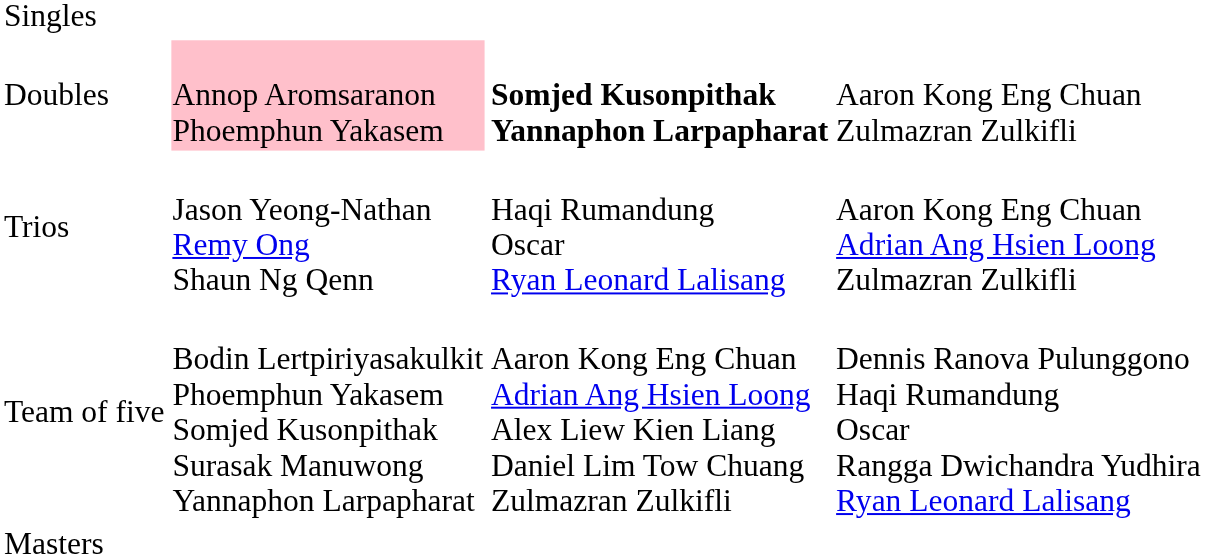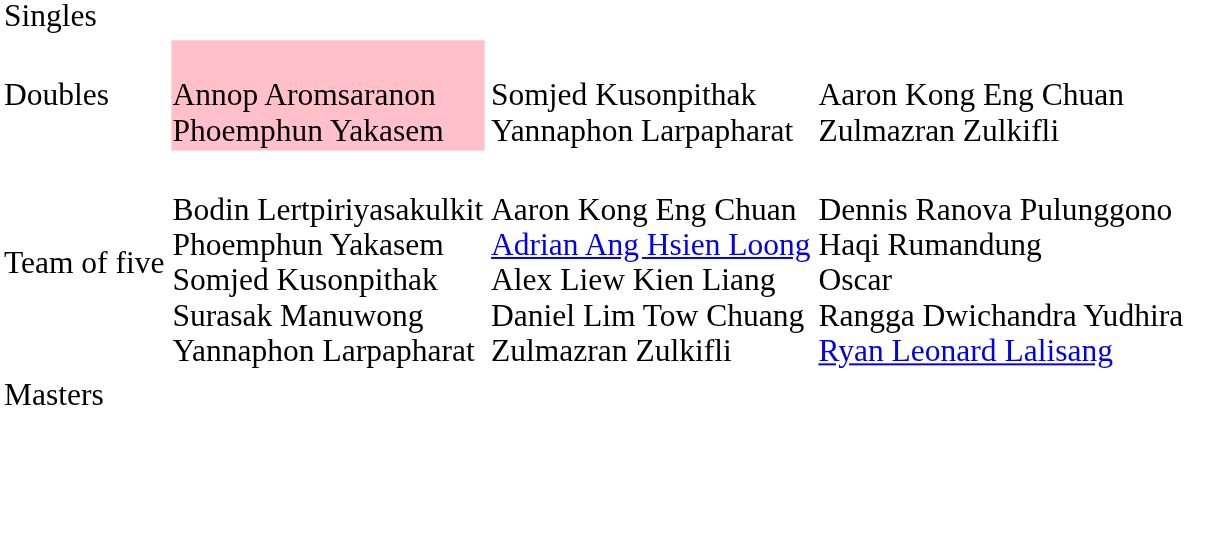(660, 112) bold -> (642, 112) normal
- row: (37, 226)
